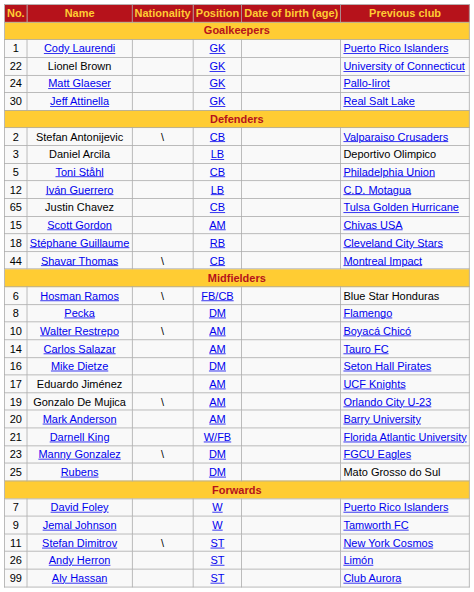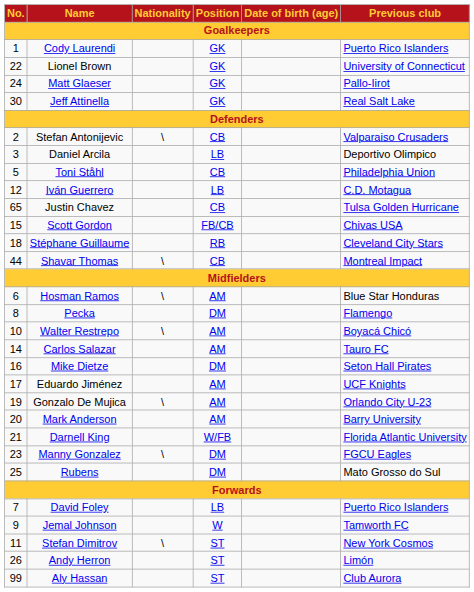(217, 225) AM -> (217, 225) FB/CB
(217, 296) FB/CB -> (217, 296) AM
(217, 507) W -> (217, 507) LB
